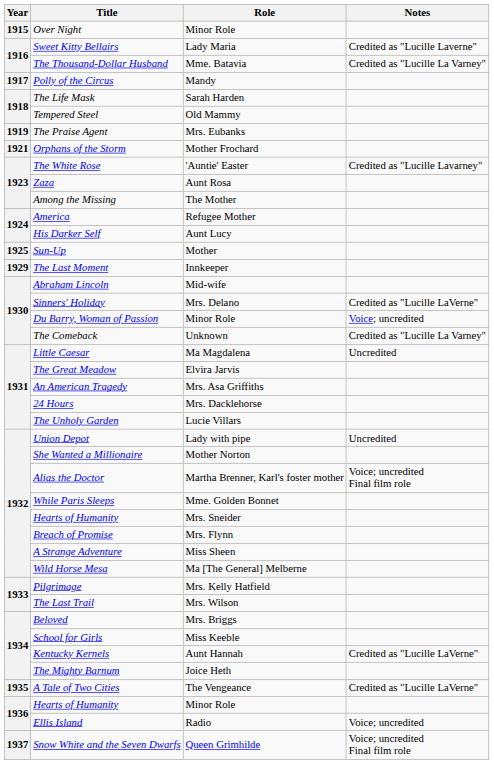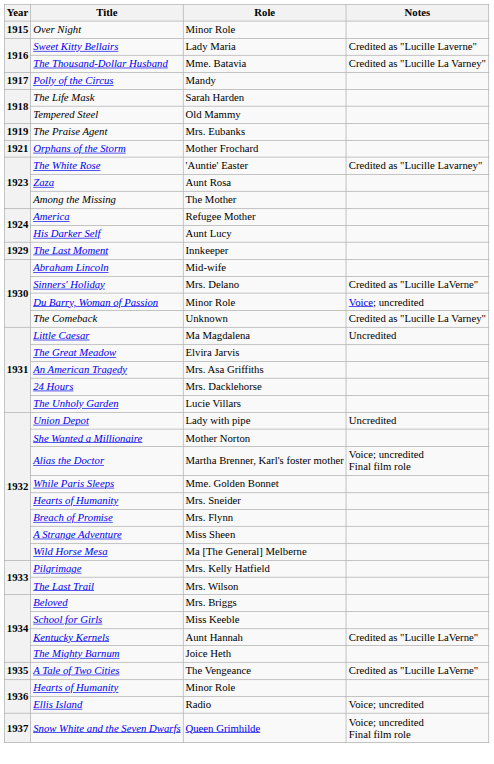- row: (50, 251)
